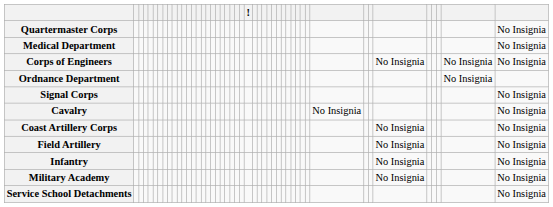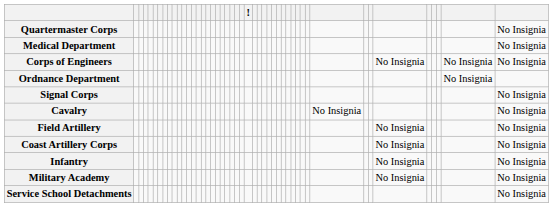rows swapped: (69, 144) <-> (69, 128)
